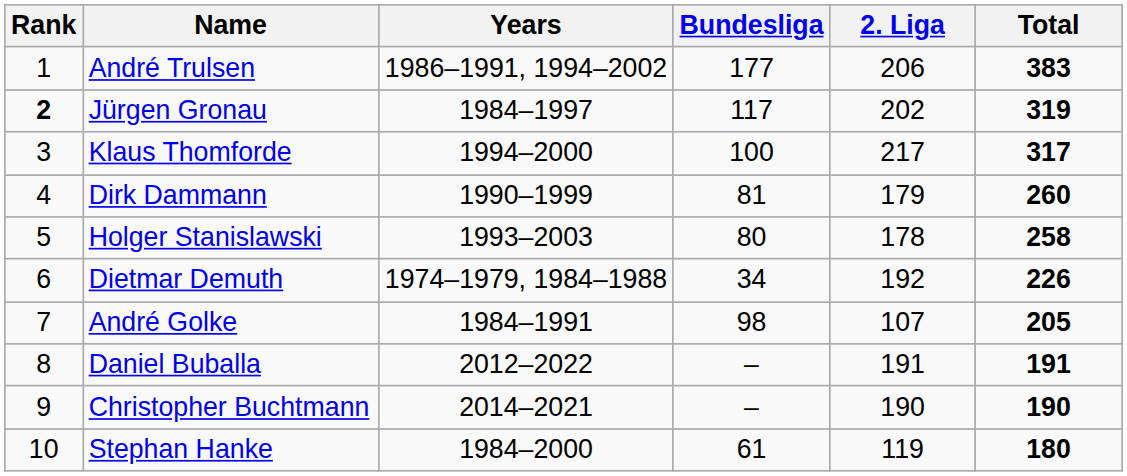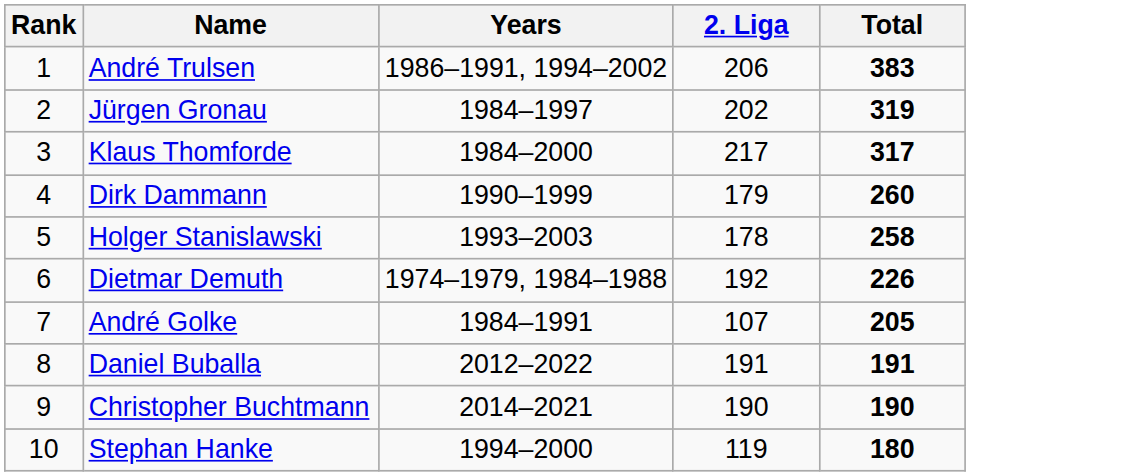- column: (752, 25)
(44, 110) bold -> (44, 110) normal
(526, 152) 1994–2000 -> (526, 152) 1984–2000
(526, 449) 1984–2000 -> (526, 449) 1994–2000
